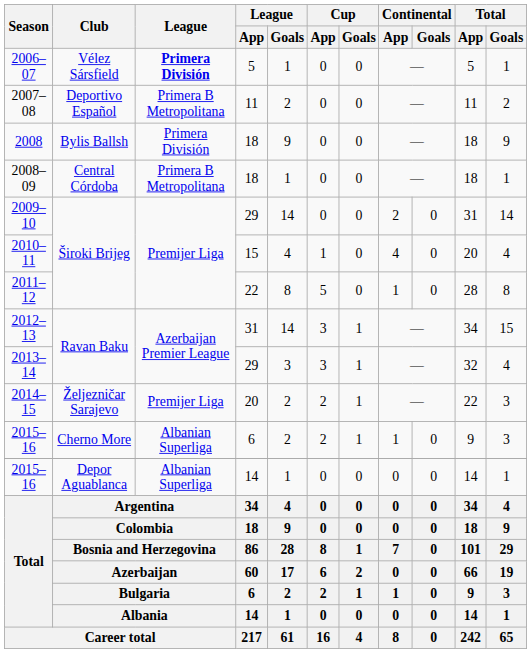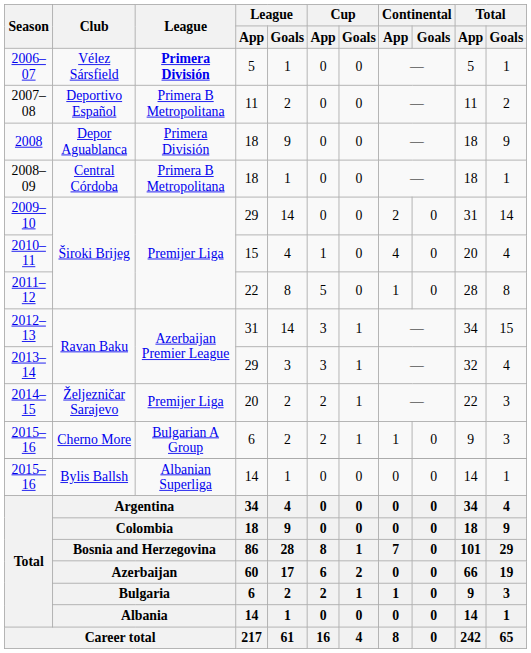(94, 141) Bylis Ballsh -> (94, 141) Depor Aguablanca
(186, 439) Albanian Superliga -> (186, 439) Bulgarian A Group
(94, 477) Depor Aguablanca -> (94, 477) Bylis Ballsh
